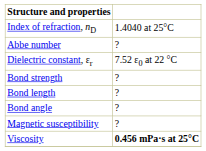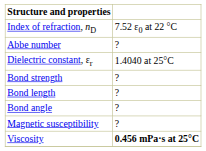(144, 28) 1.4040 at 25°C -> (146, 28) 7.52 ε0 at 22 °C
(146, 61) 7.52 ε0 at 22 °C -> (144, 61) 1.4040 at 25°C
